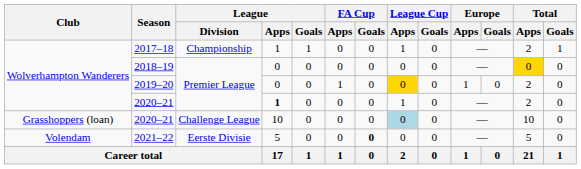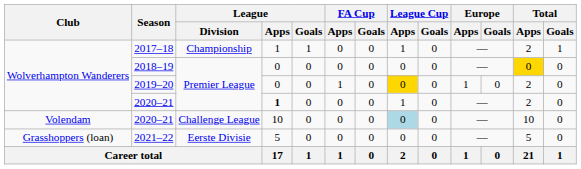(68, 119) Grasshoppers (loan) -> (68, 119) Volendam
(68, 137) Volendam -> (68, 137) Grasshoppers (loan)
(371, 137) bold -> (371, 137) normal
